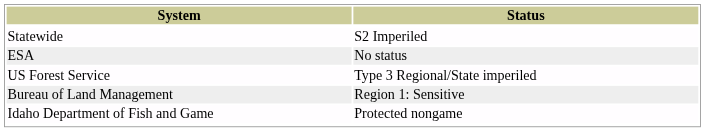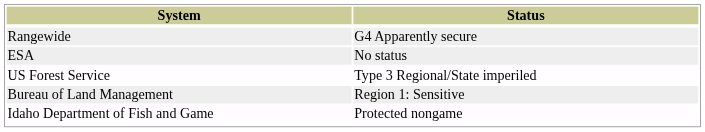+ row: (39, 36)
- row: (35, 36)
